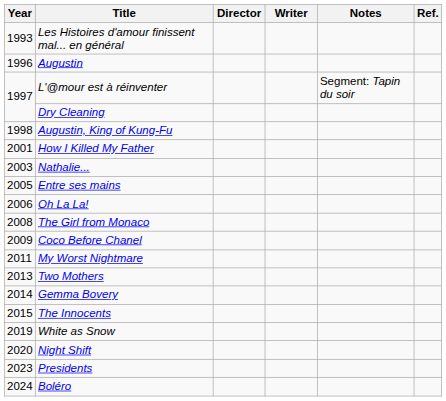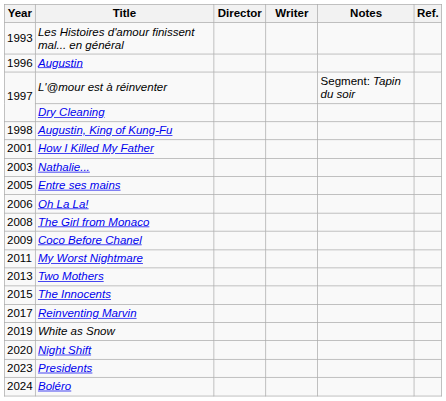- row: (78, 295)
+ row: (87, 313)
